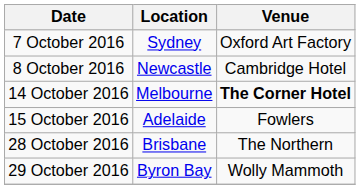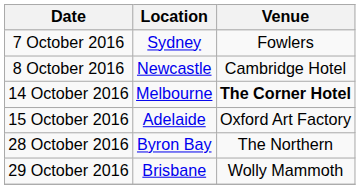(285, 42) Oxford Art Factory -> (285, 42) Fowlers
(285, 119) Fowlers -> (285, 119) Oxford Art Factory
(174, 145) Brisbane -> (174, 145) Byron Bay
(174, 171) Byron Bay -> (174, 171) Brisbane
